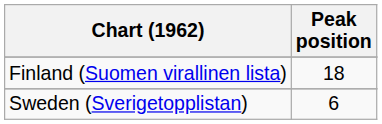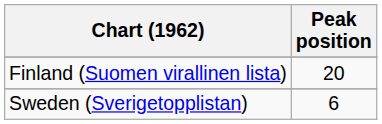(334, 72) 18 -> (334, 72) 20
